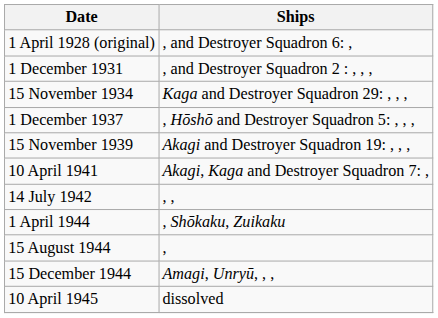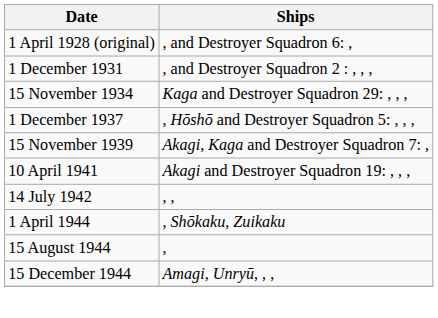(286, 145) Akagi and Destroyer Squadron 19: , , , -> (296, 145) Akagi, Kaga and Destroyer Squadron 7: ,
(296, 171) Akagi, Kaga and Destroyer Squadron 7: , -> (286, 171) Akagi and Destroyer Squadron 19: , , ,
- row: (53, 299)
